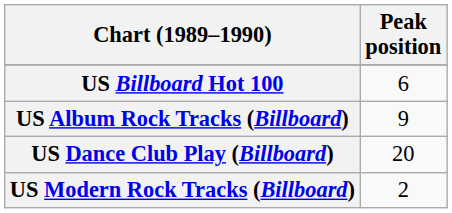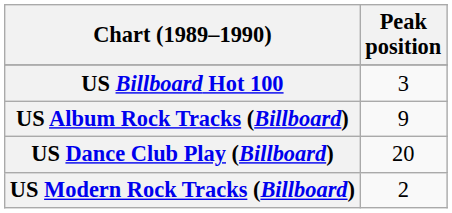(403, 82) 6 -> (403, 82) 3
